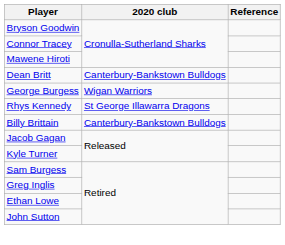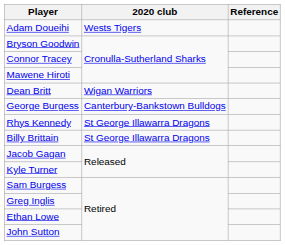+ row: (38, 28)
(155, 75) Canterbury-Bankstown Bulldogs -> (118, 91) Wigan Warriors
(118, 91) Wigan Warriors -> (155, 106) Canterbury-Bankstown Bulldogs
(155, 122) Canterbury-Bankstown Bulldogs -> (147, 138) St George Illawarra Dragons
